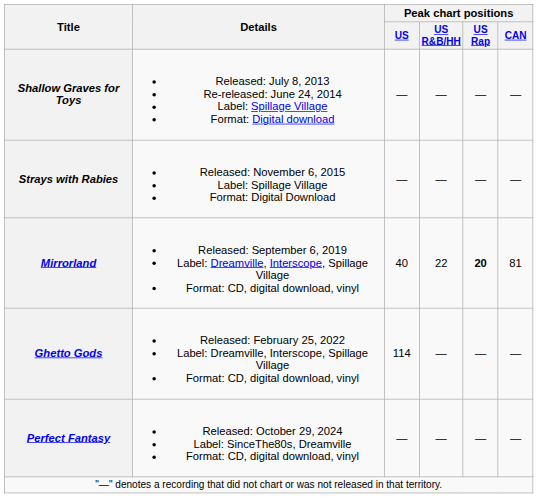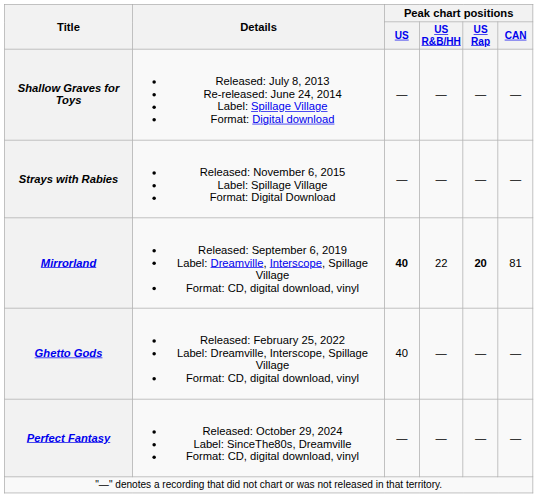(402, 263) normal -> (402, 263) bold
(402, 353) 114 -> (402, 353) 40
